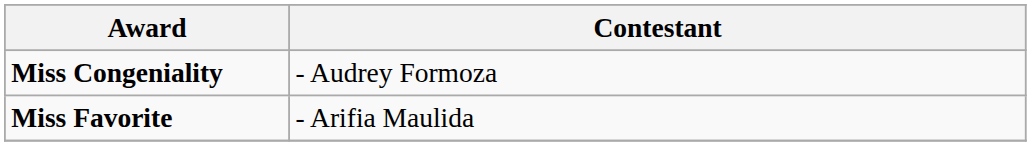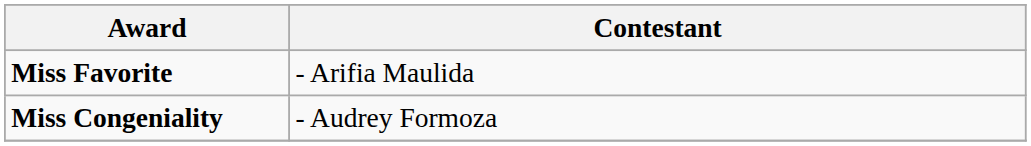rows swapped: (117, 72) <-> (92, 118)
